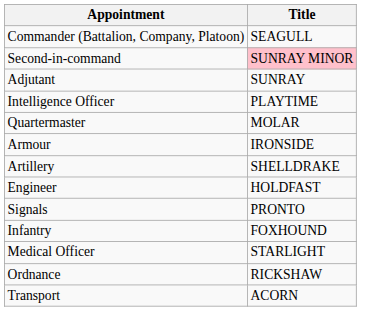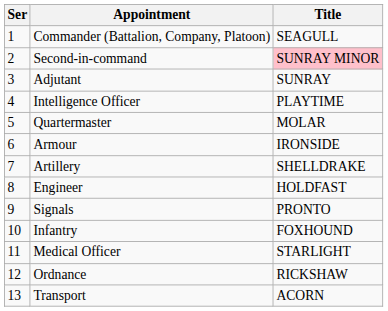+ column: (17, 15)
